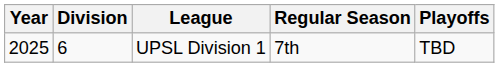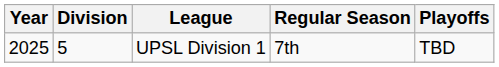(62, 47) 6 -> (62, 47) 5
